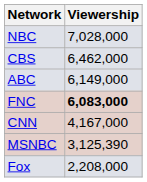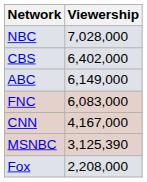(98, 58) 6,462,000 -> (98, 58) 6,402,000
(98, 101) bold -> (98, 101) normal
